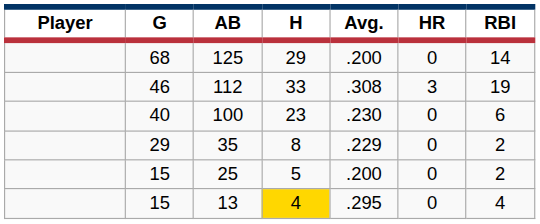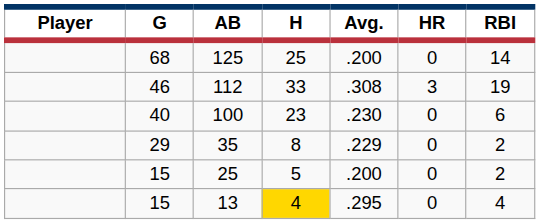(296, 57) 29 -> (296, 57) 25
